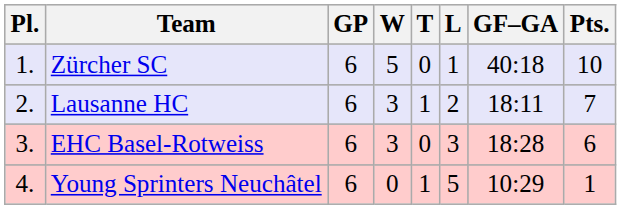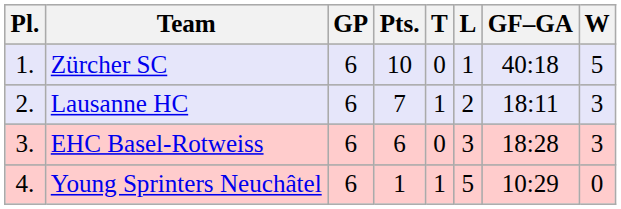columns swapped: (392, 24) <-> (590, 24)
